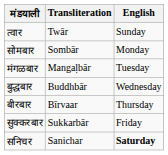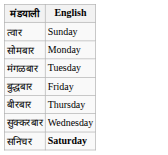- column: (80, 13)
(139, 86) Wednesday -> (61, 86) Friday
(129, 122) Friday -> (70, 122) Wednesday
